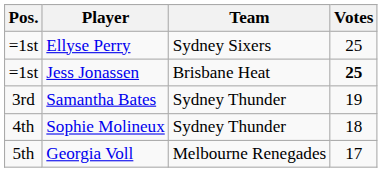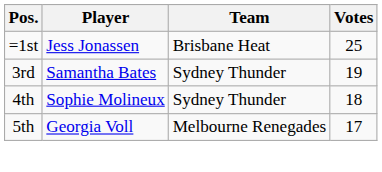- row: (88, 45)
(354, 72) bold -> (354, 45) normal
